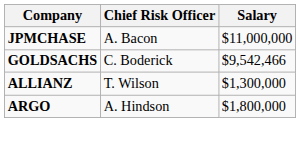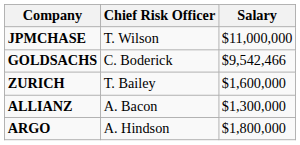(131, 38) A. Bacon -> (131, 38) T. Wilson
+ row: (36, 83)
(131, 83) T. Wilson -> (131, 106) A. Bacon
